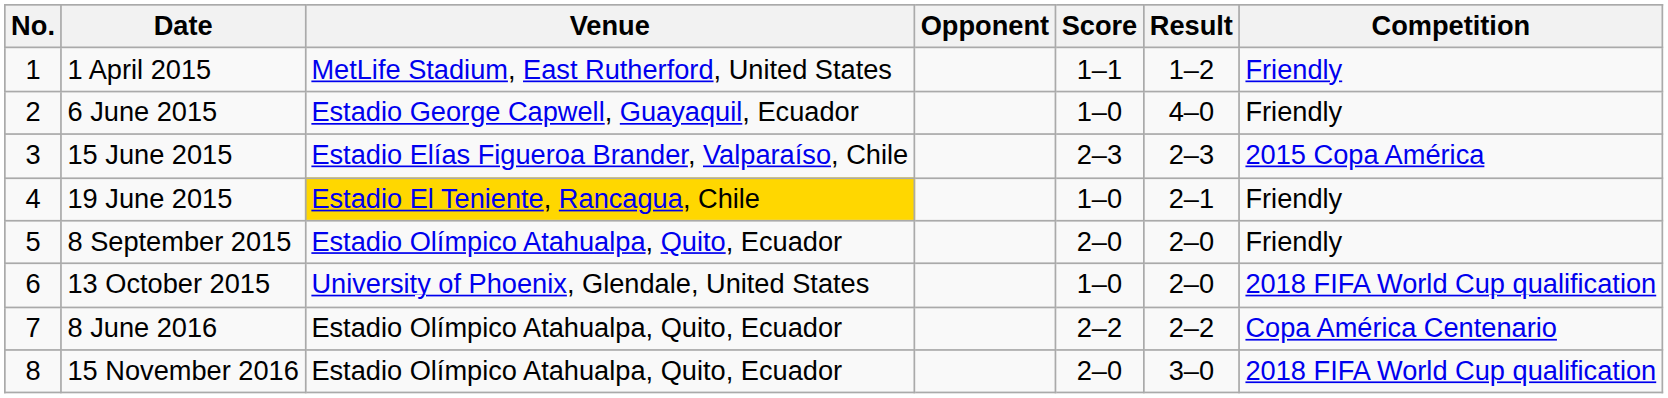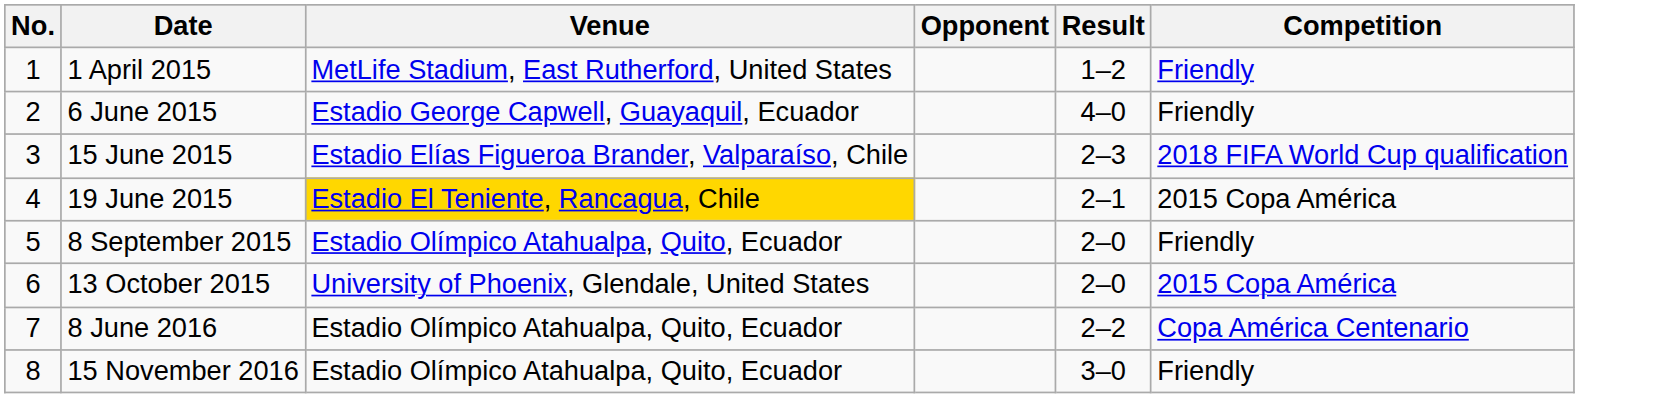- column: (1099, 26)
(1365, 155) 2015 Copa América -> (1363, 155) 2018 FIFA World Cup qualification
(1294, 198) Friendly -> (1277, 198) 2015 Copa América
(1451, 284) 2018 FIFA World Cup qualification -> (1277, 284) 2015 Copa América
(1451, 371) 2018 FIFA World Cup qualification -> (1206, 371) Friendly
